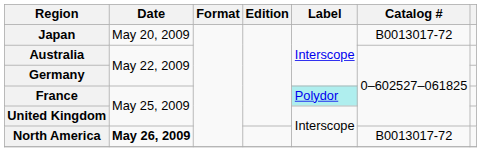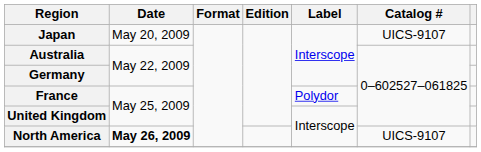(414, 34) B0013017-72 -> (414, 34) UICS-9107
(317, 95) paleturquoise background -> (317, 95) no background
(414, 136) B0013017-72 -> (414, 136) UICS-9107
